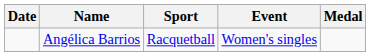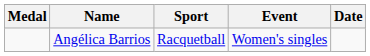columns swapped: (343, 16) <-> (22, 16)
